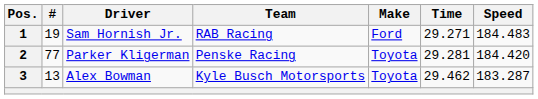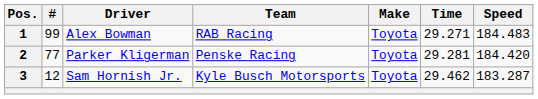(52, 36) 19 -> (52, 36) 99
(124, 36) Sam Hornish Jr. -> (109, 36) Alex Bowman
(387, 36) Ford -> (394, 36) Toyota
(52, 77) 13 -> (52, 77) 12
(109, 77) Alex Bowman -> (124, 77) Sam Hornish Jr.
